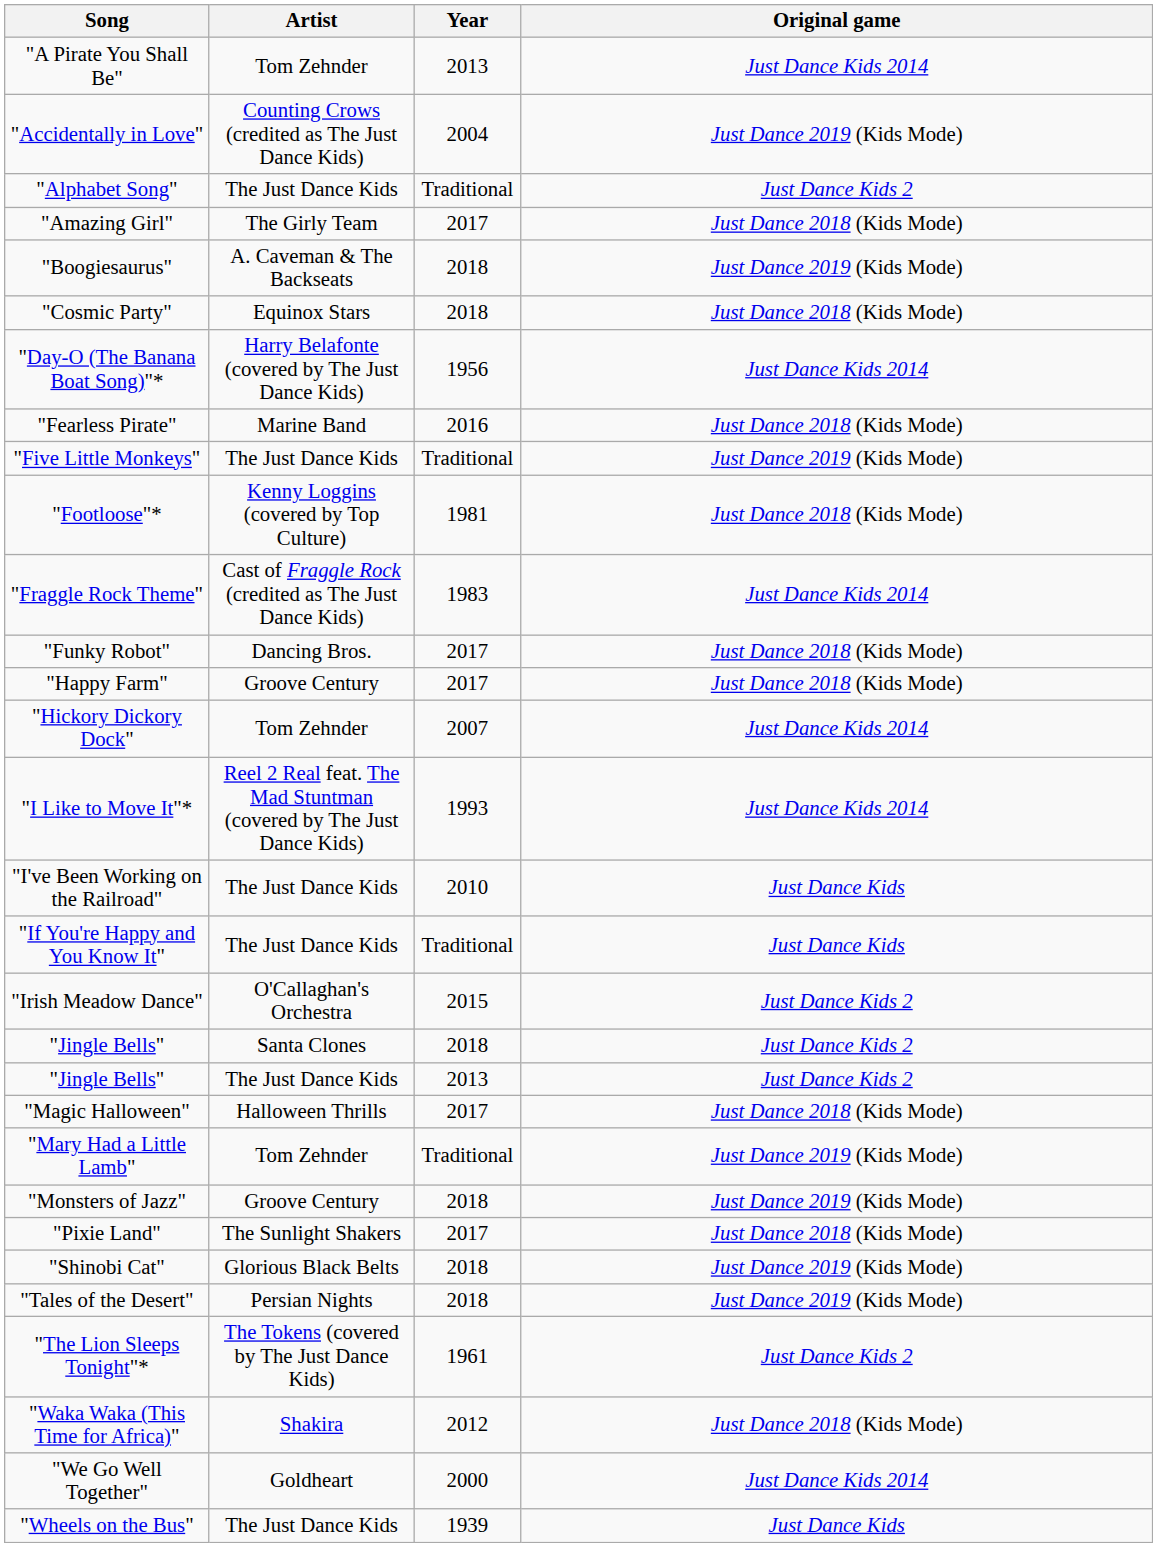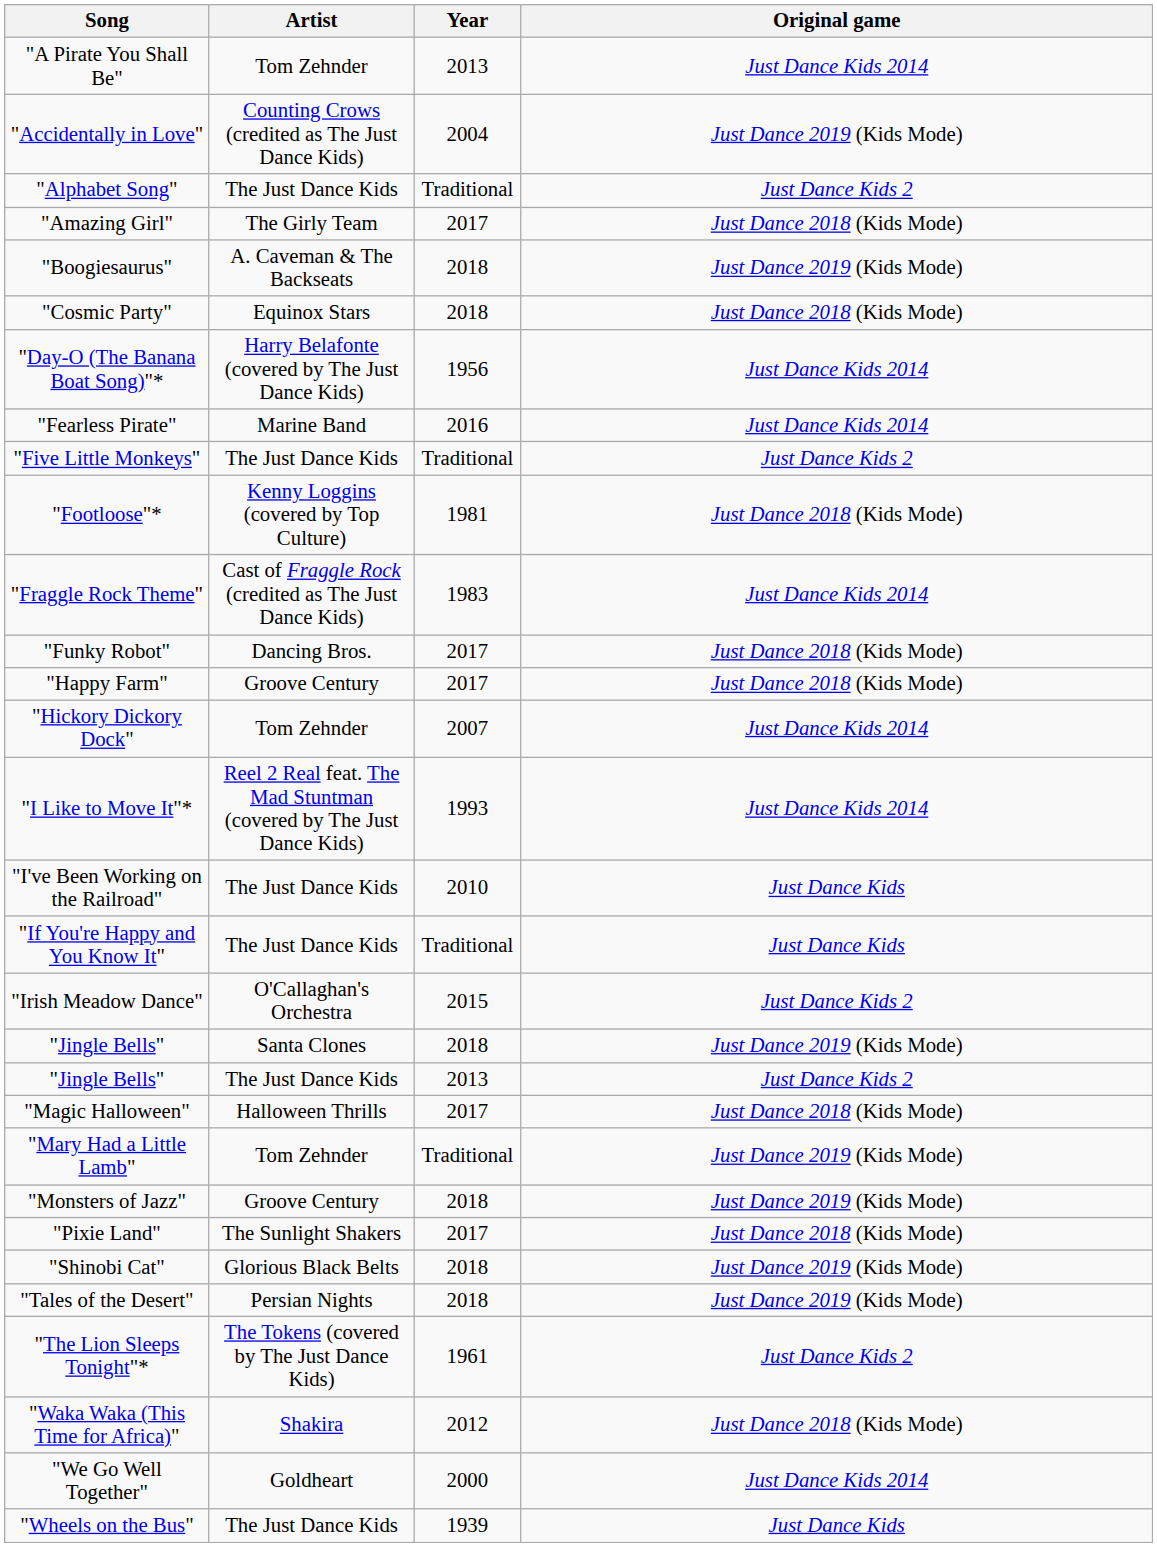(837, 425) Just Dance 2018 (Kids Mode) -> (837, 425) Just Dance Kids 2014
(837, 458) Just Dance 2019 (Kids Mode) -> (837, 458) Just Dance Kids 2
(837, 1045) Just Dance Kids 2 -> (837, 1045) Just Dance 2019 (Kids Mode)
